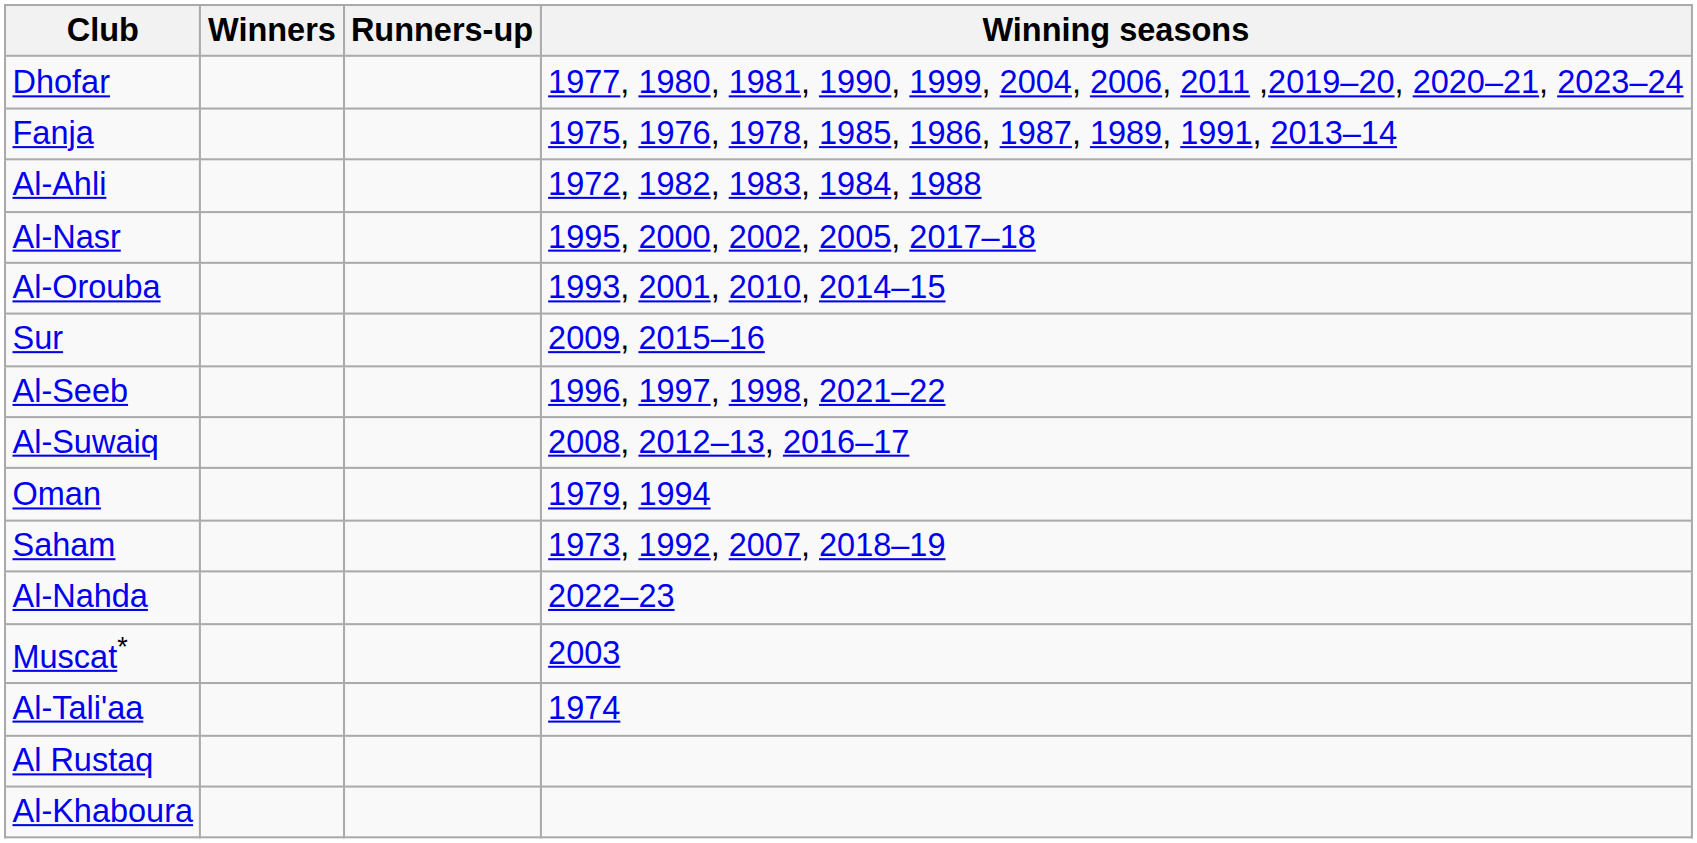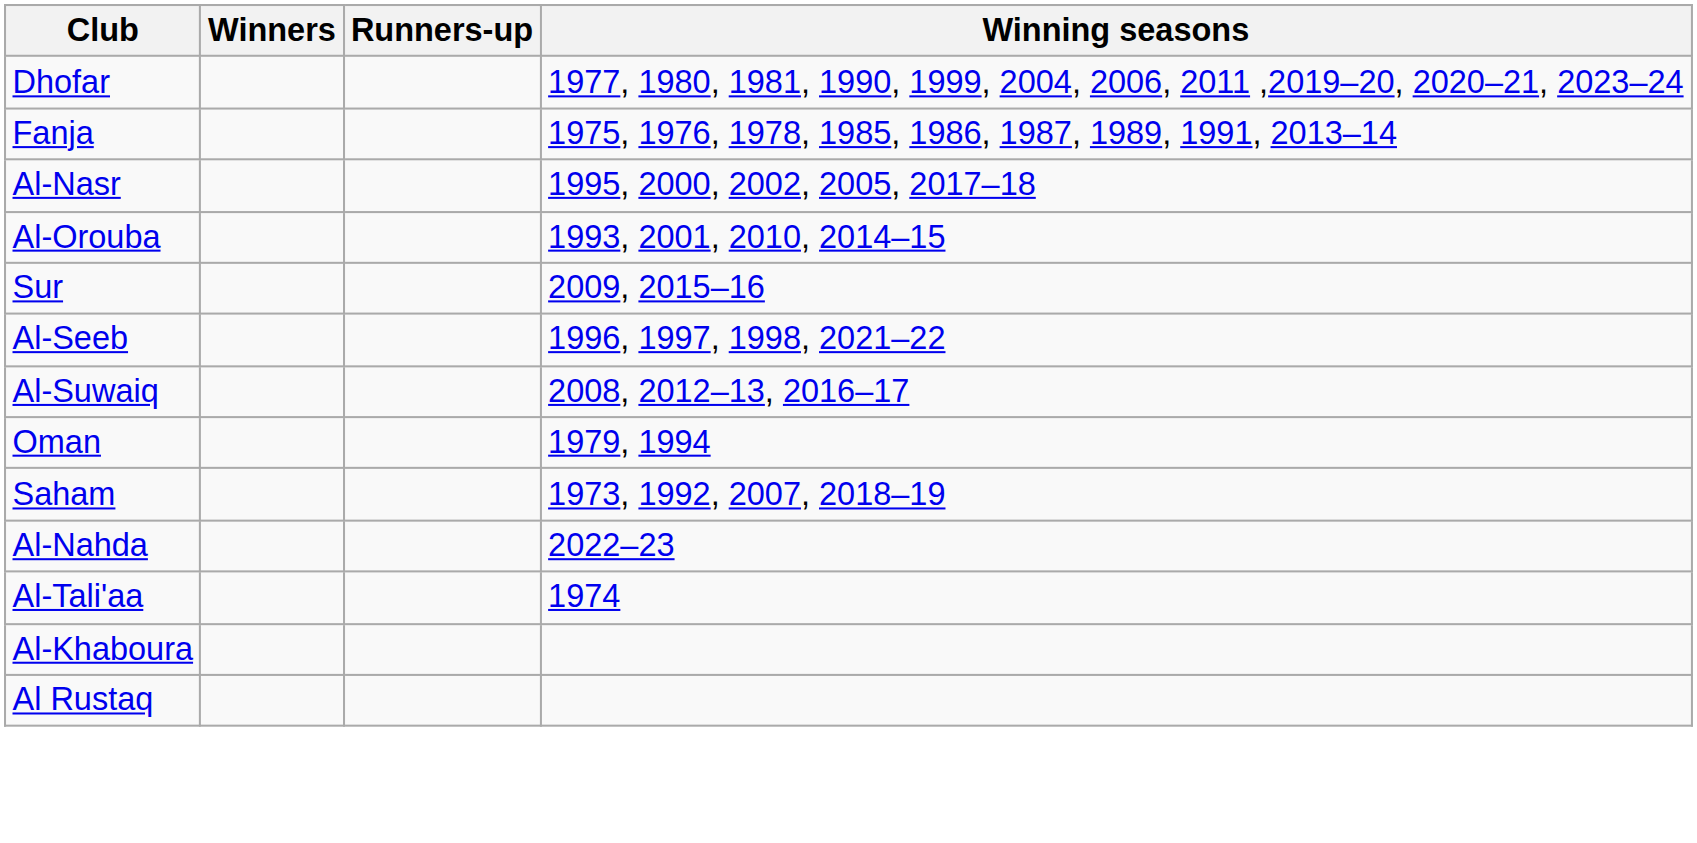- row: (59, 184)
- row: (70, 652)
rows swapped: (83, 760) <-> (103, 811)
